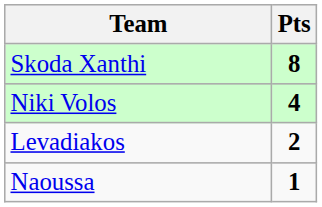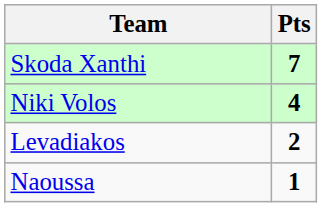(294, 63) 8 -> (294, 63) 7
